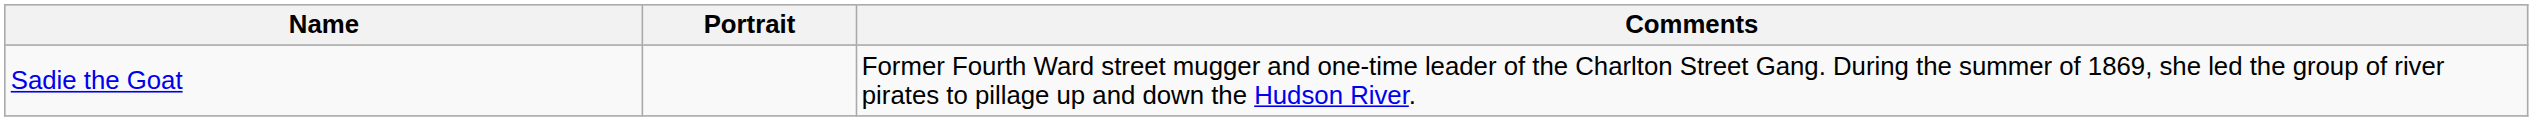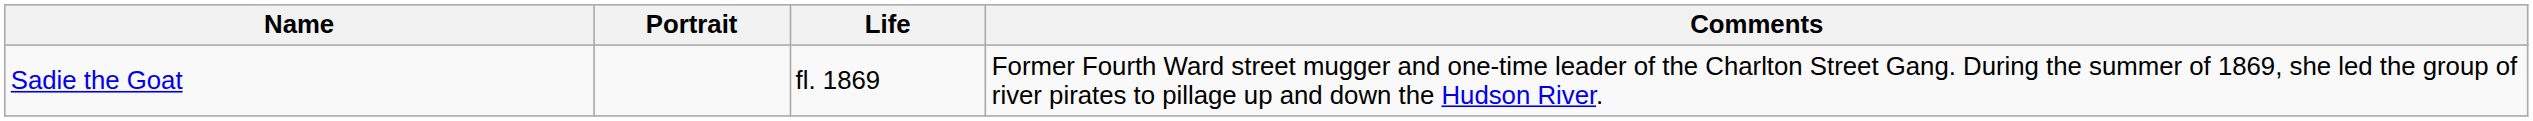+ column: (888, 24)
